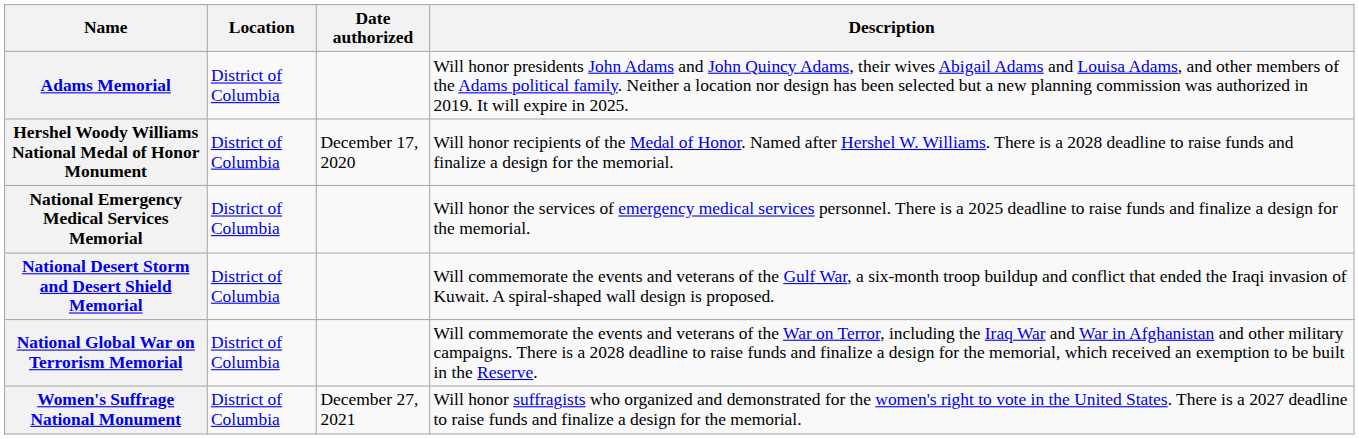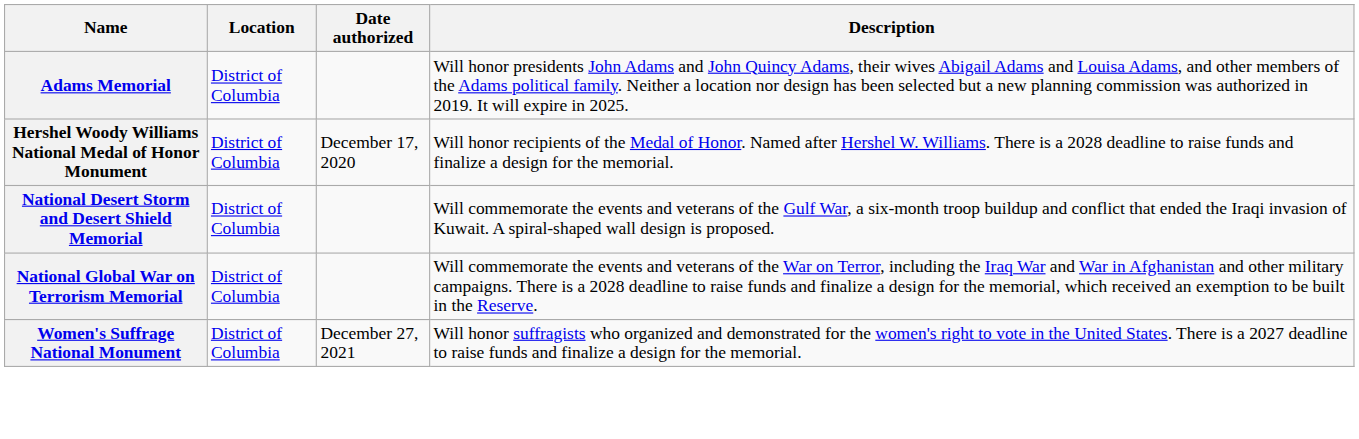- row: (106, 219)
